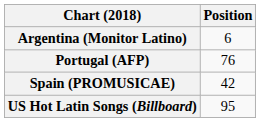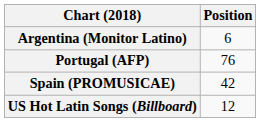(228, 106) 95 -> (228, 106) 12
